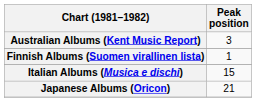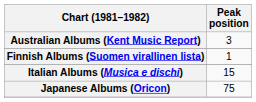(229, 89) 21 -> (229, 89) 75
